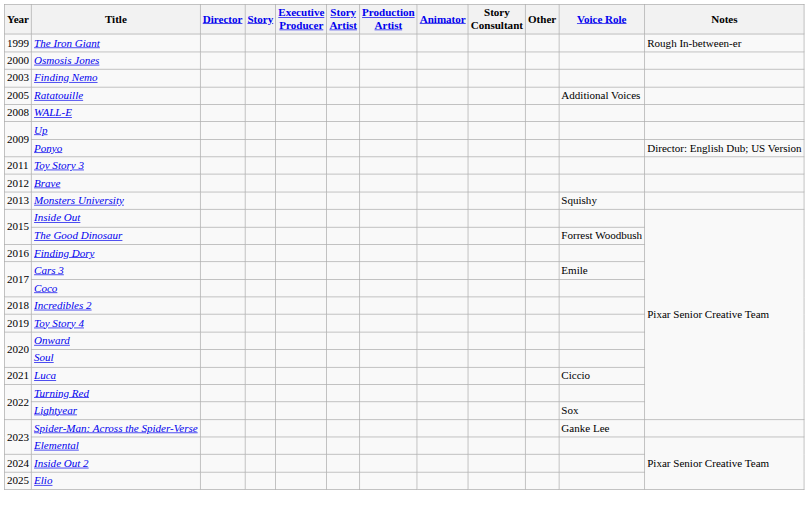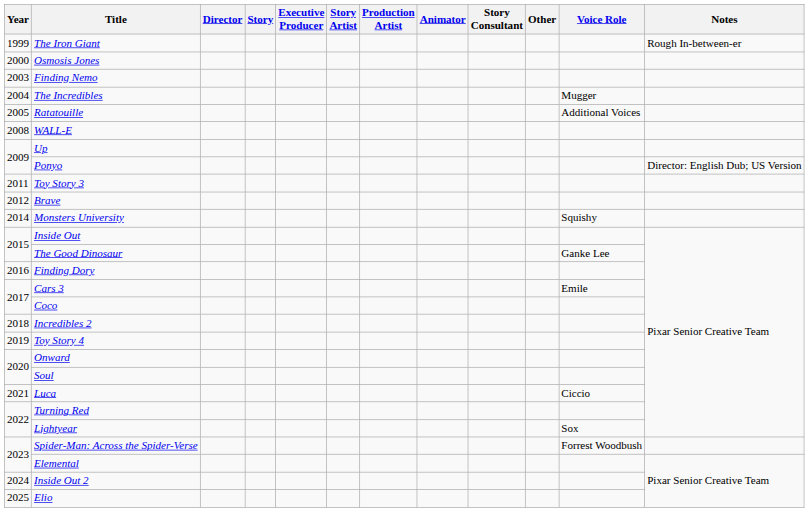+ row: (68, 95)
(18, 200) 2013 -> (18, 218) 2014
(602, 235) Forrest Woodbush -> (585, 253) Ganke Lee
(585, 428) Ganke Lee -> (602, 445) Forrest Woodbush
